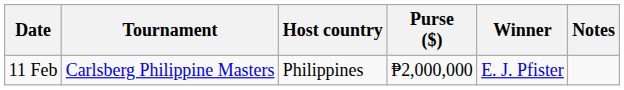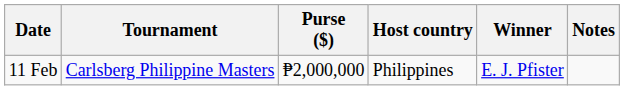columns swapped: (333, 30) <-> (432, 30)
